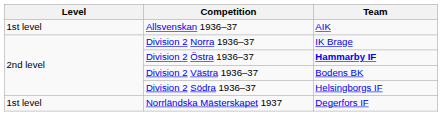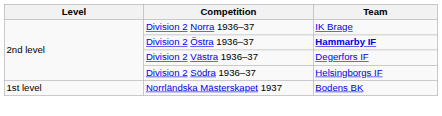- row: (192, 27)
(339, 73) Bodens BK -> (342, 57) Degerfors IF
(342, 103) Degerfors IF -> (339, 88) Bodens BK
